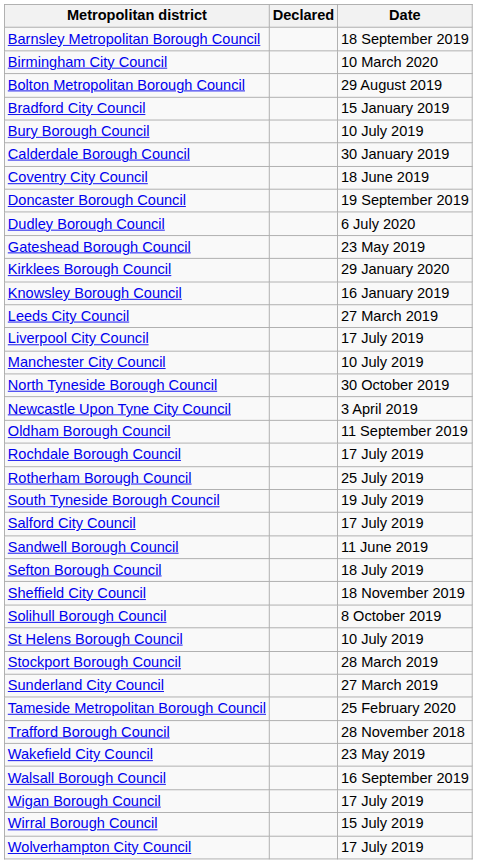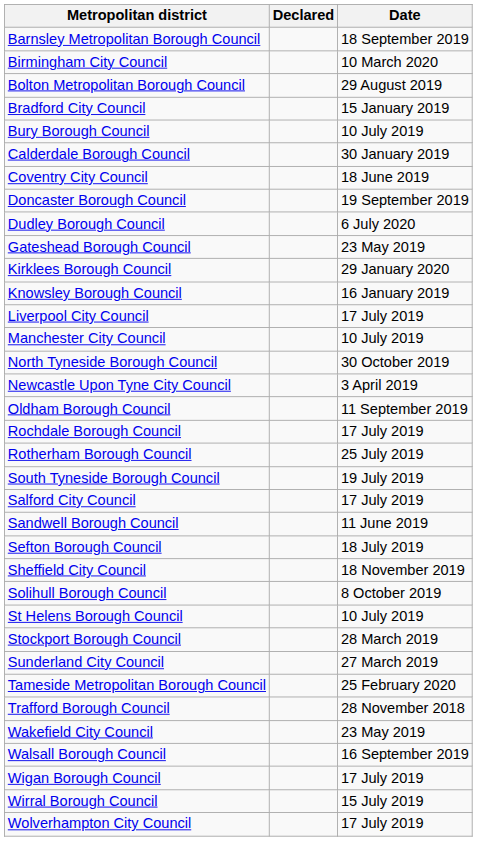- row: (69, 316)
